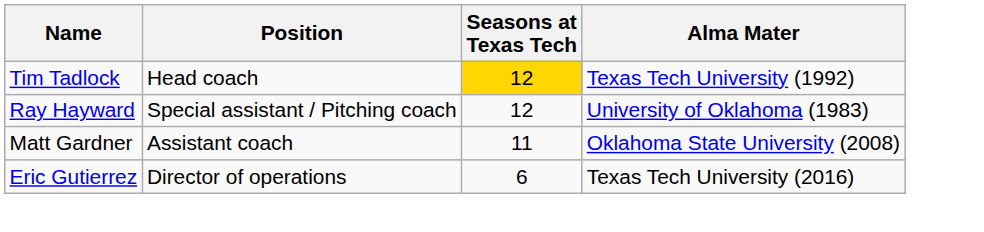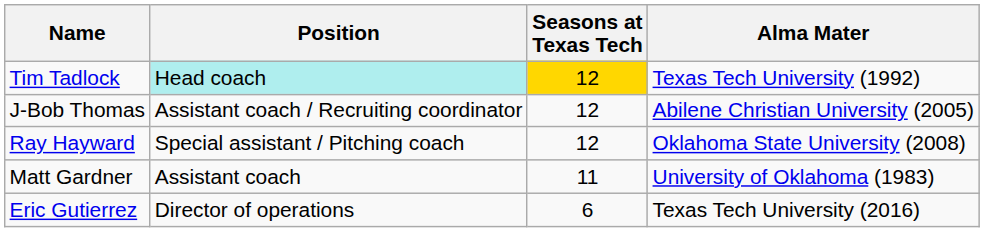(203, 78) no background -> (210, 78) paleturquoise background
+ row: (77, 111)
(728, 111) University of Oklahoma (1983) -> (809, 144) Oklahoma State University (2008)
(743, 144) Oklahoma State University (2008) -> (793, 177) University of Oklahoma (1983)
